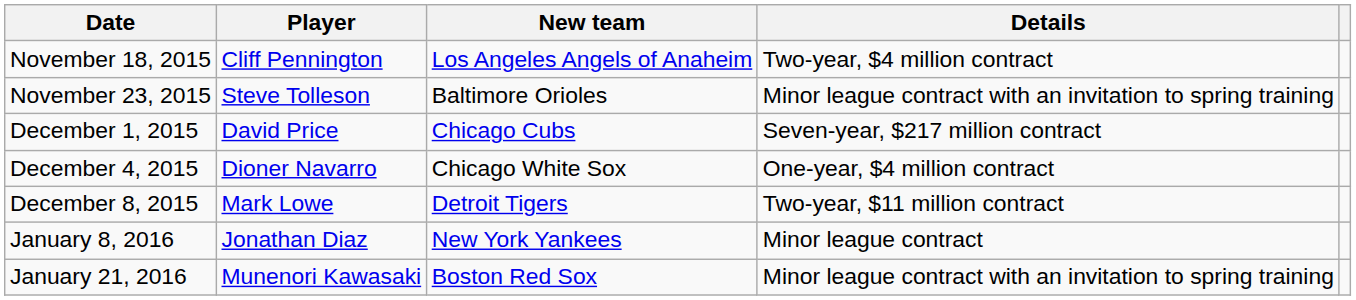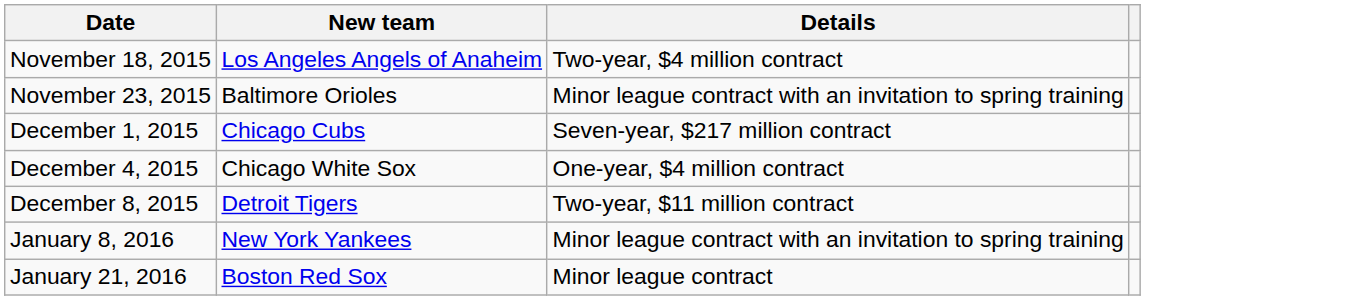- column: (321, 22)
(873, 240) Minor league contract -> (838, 240) Minor league contract with an invitation to spring training
(1048, 276) Minor league contract with an invitation to spring training -> (663, 276) Minor league contract
